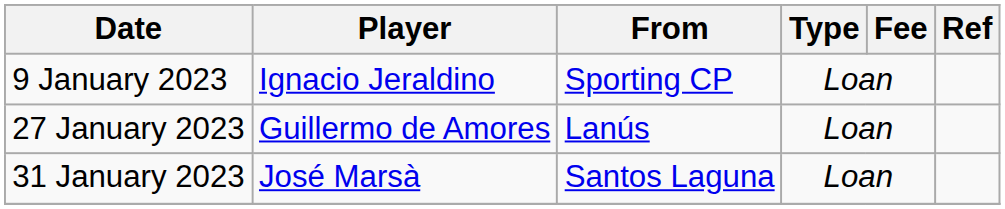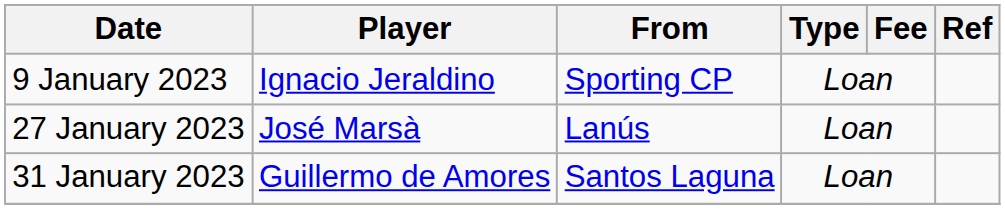(405, 128) Guillermo de Amores -> (340, 128) José Marsà
(340, 177) José Marsà -> (405, 177) Guillermo de Amores
